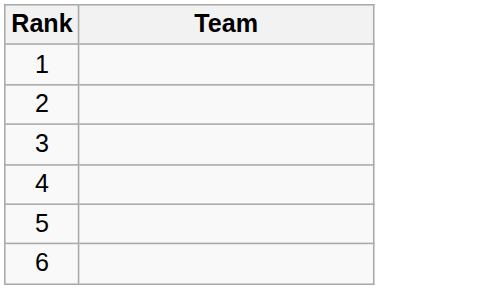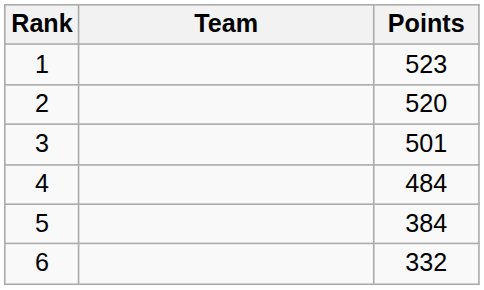+ column: (426, 24)
